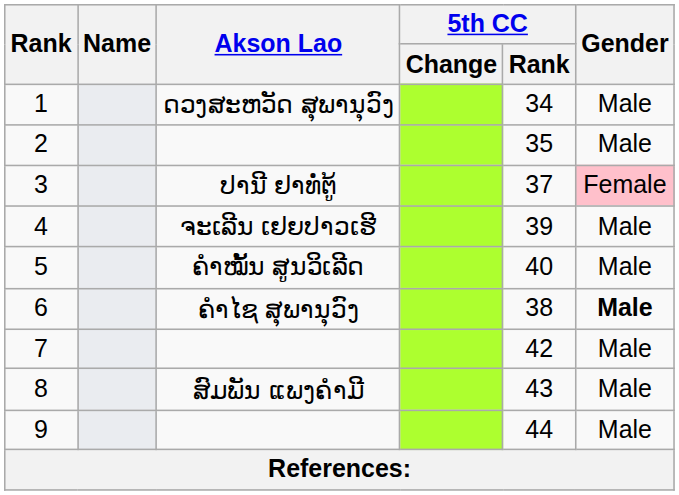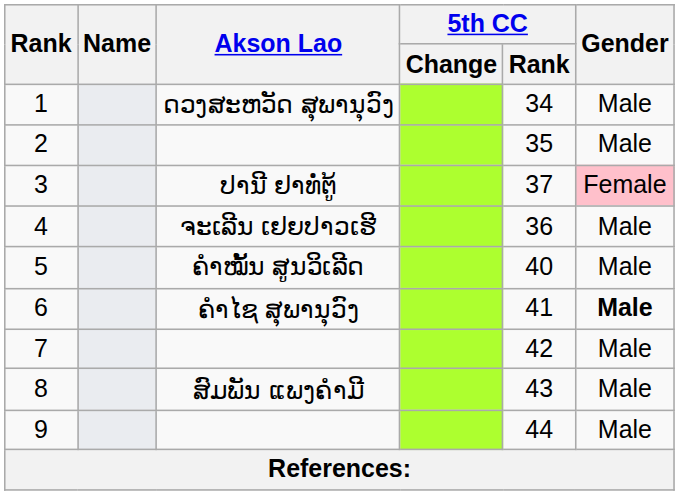(539, 226) 39 -> (539, 226) 36
(539, 308) 38 -> (539, 308) 41
